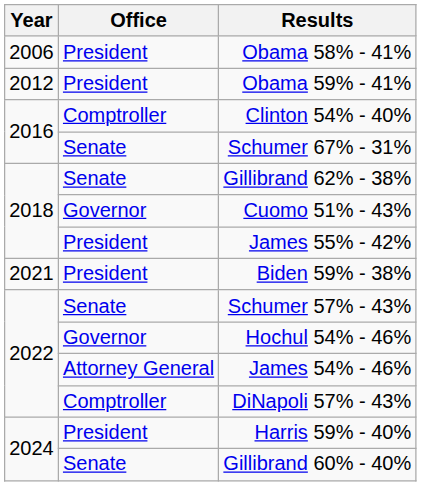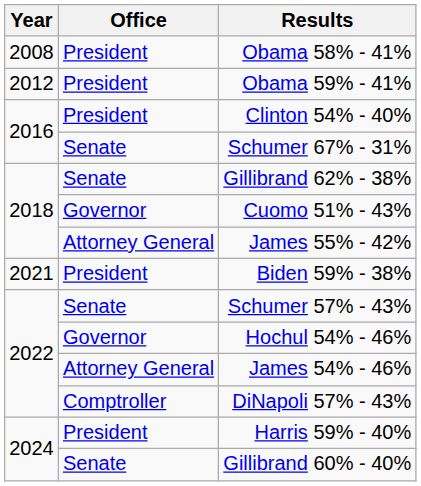(31, 52) 2006 -> (31, 52) 2008
(115, 115) Comptroller -> (105, 115) President
(105, 242) President -> (139, 242) Attorney General
